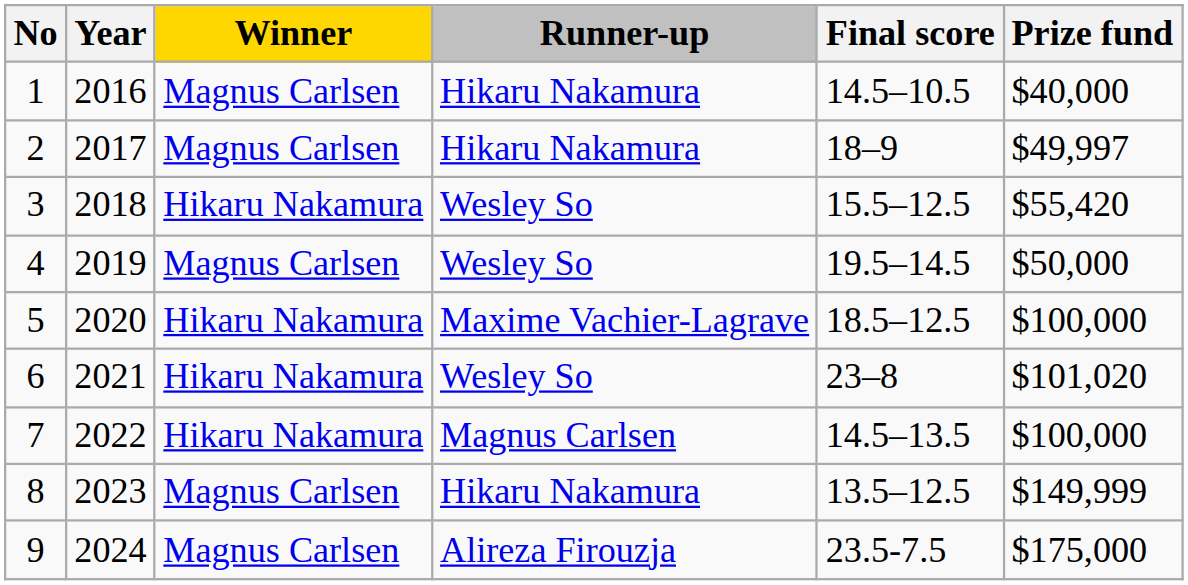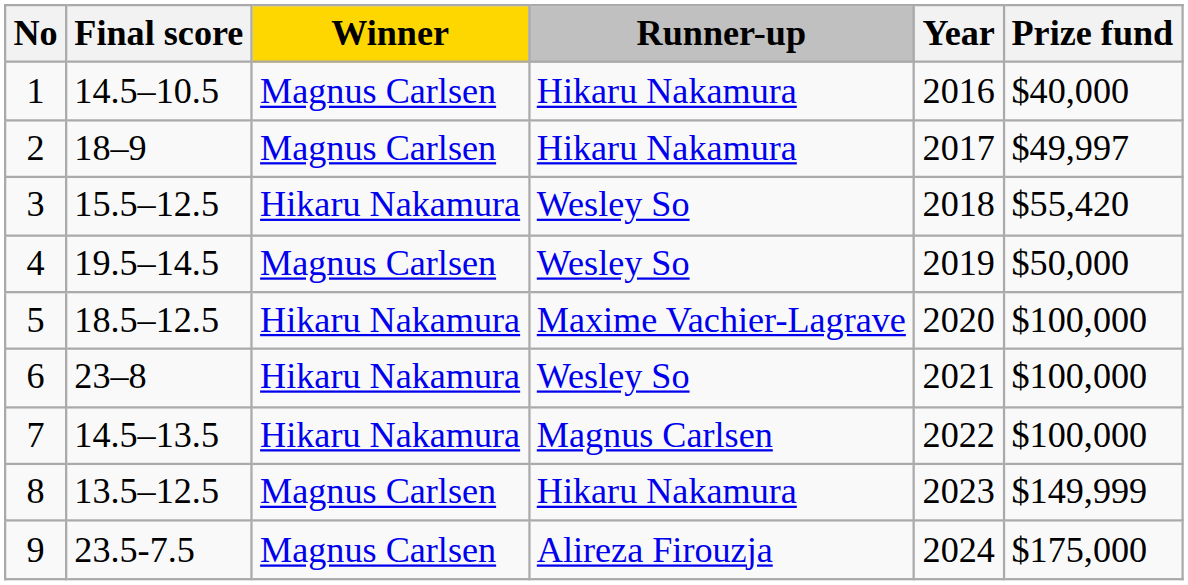columns swapped: (110, 33) <-> (910, 33)
(1079, 377) $101,020 -> (1079, 377) $100,000
